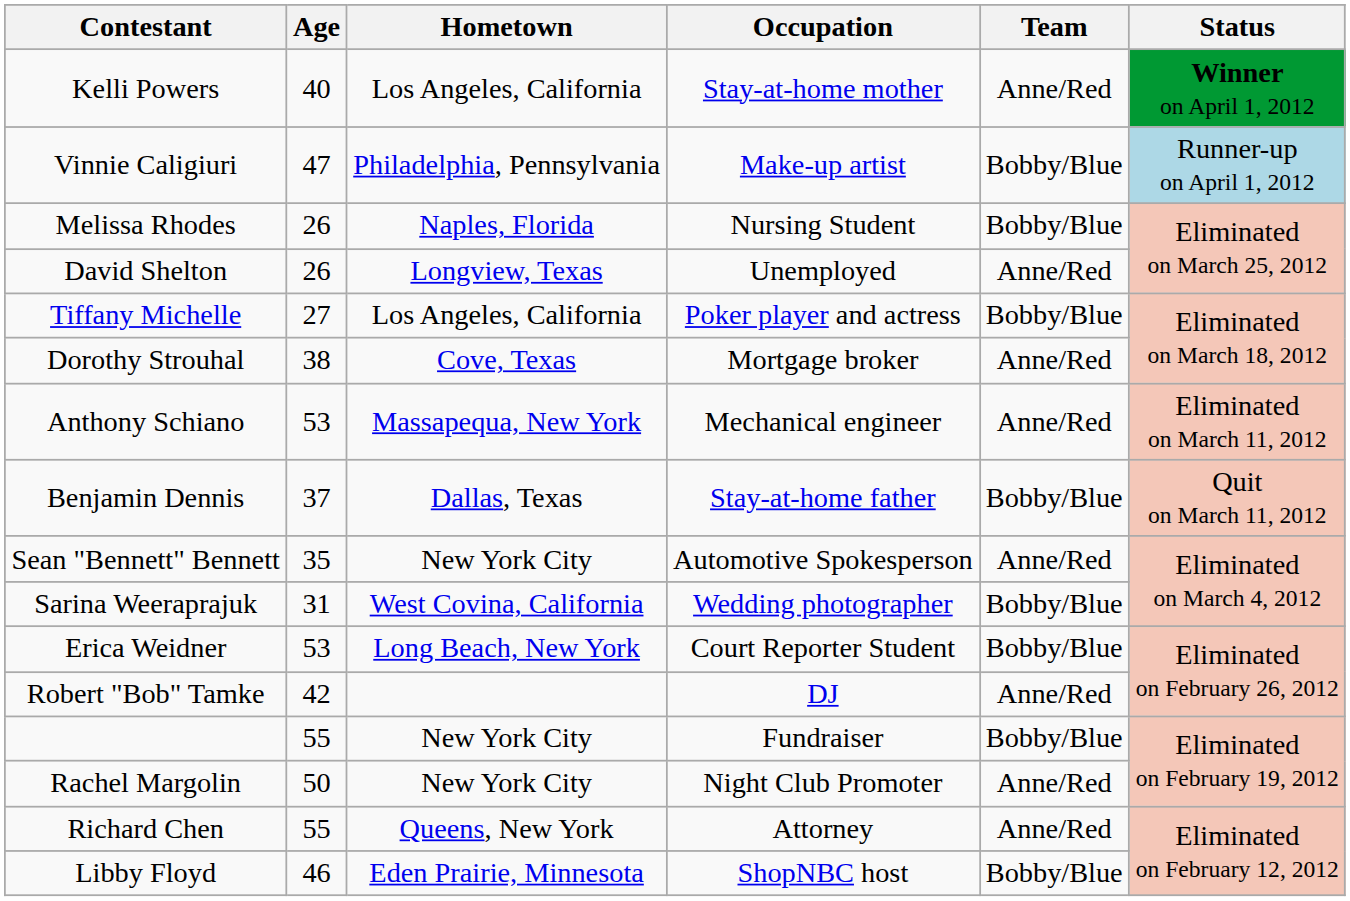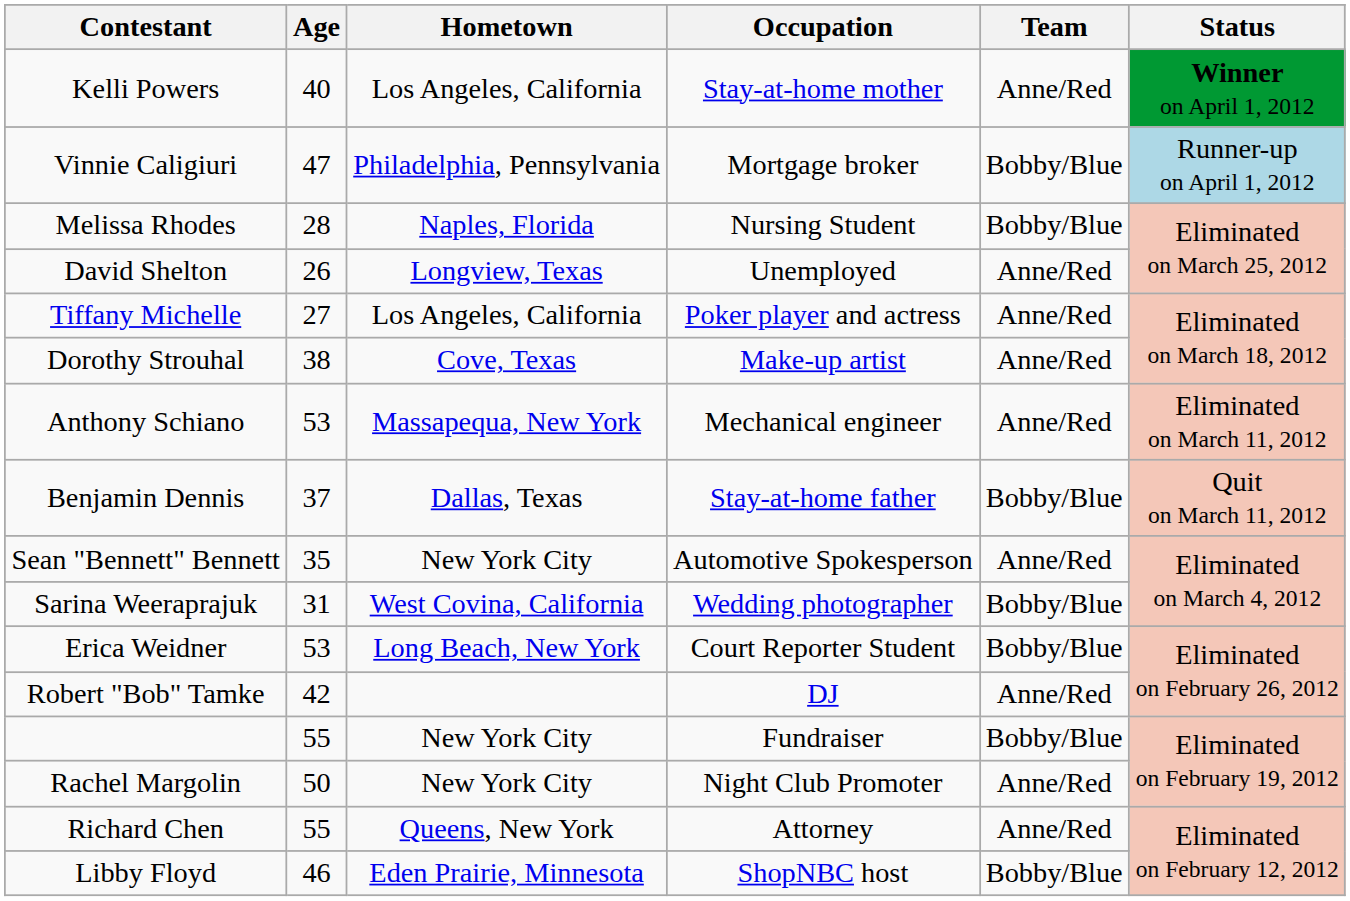(823, 164) Make-up artist -> (823, 164) Mortgage broker
(317, 225) 26 -> (317, 225) 28
(1054, 315) Bobby/Blue -> (1054, 315) Anne/Red
(823, 360) Mortgage broker -> (823, 360) Make-up artist
